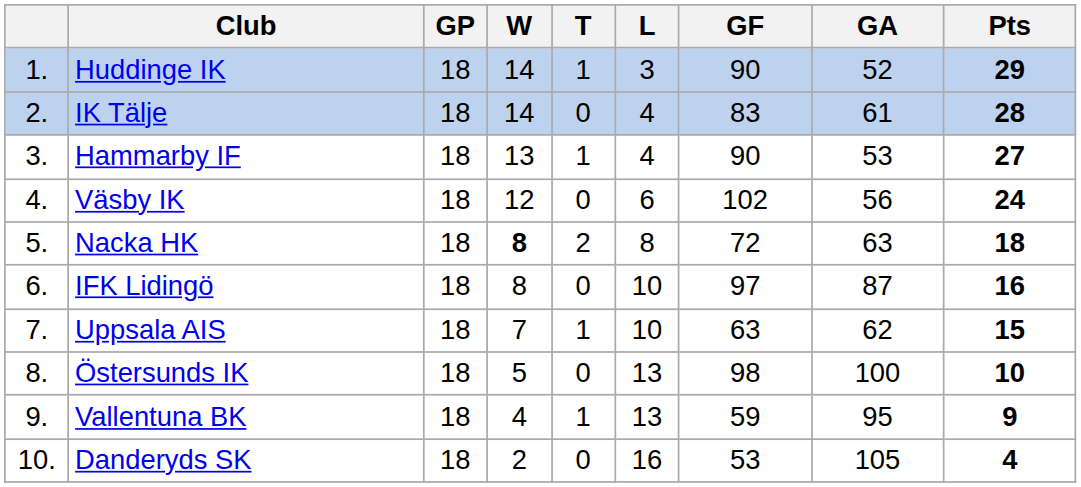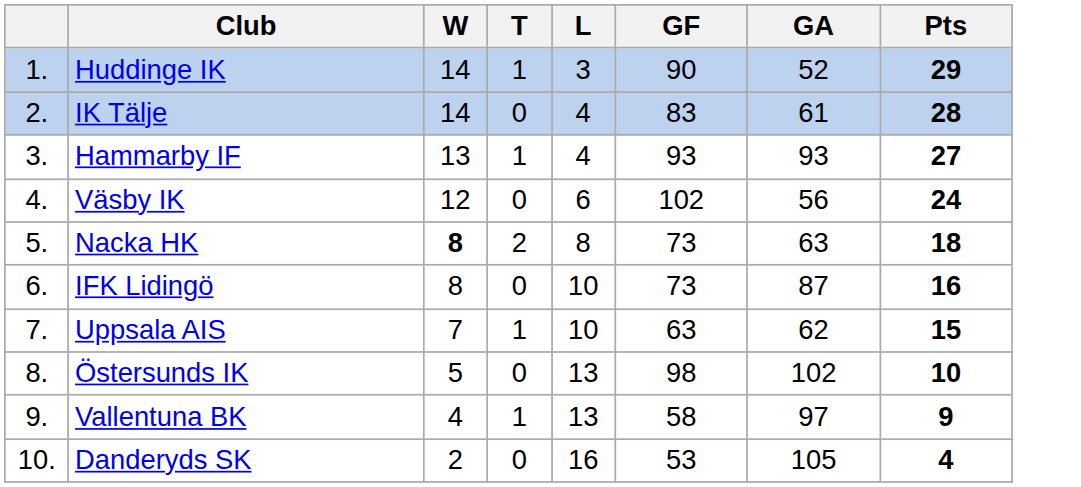- column: (455, 26)
(745, 156) 90 -> (681, 156) 93
(877, 156) 53 -> (814, 156) 93
(745, 243) 72 -> (681, 243) 73
(745, 286) 97 -> (681, 286) 73
(877, 373) 100 -> (814, 373) 102
(745, 416) 59 -> (681, 416) 58
(877, 416) 95 -> (814, 416) 97
